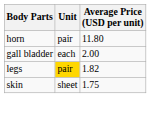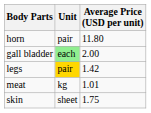(66, 54) no background -> (66, 54) lightgreen background
(91, 69) 1.82 -> (91, 69) 1.42
+ row: (16, 85)
